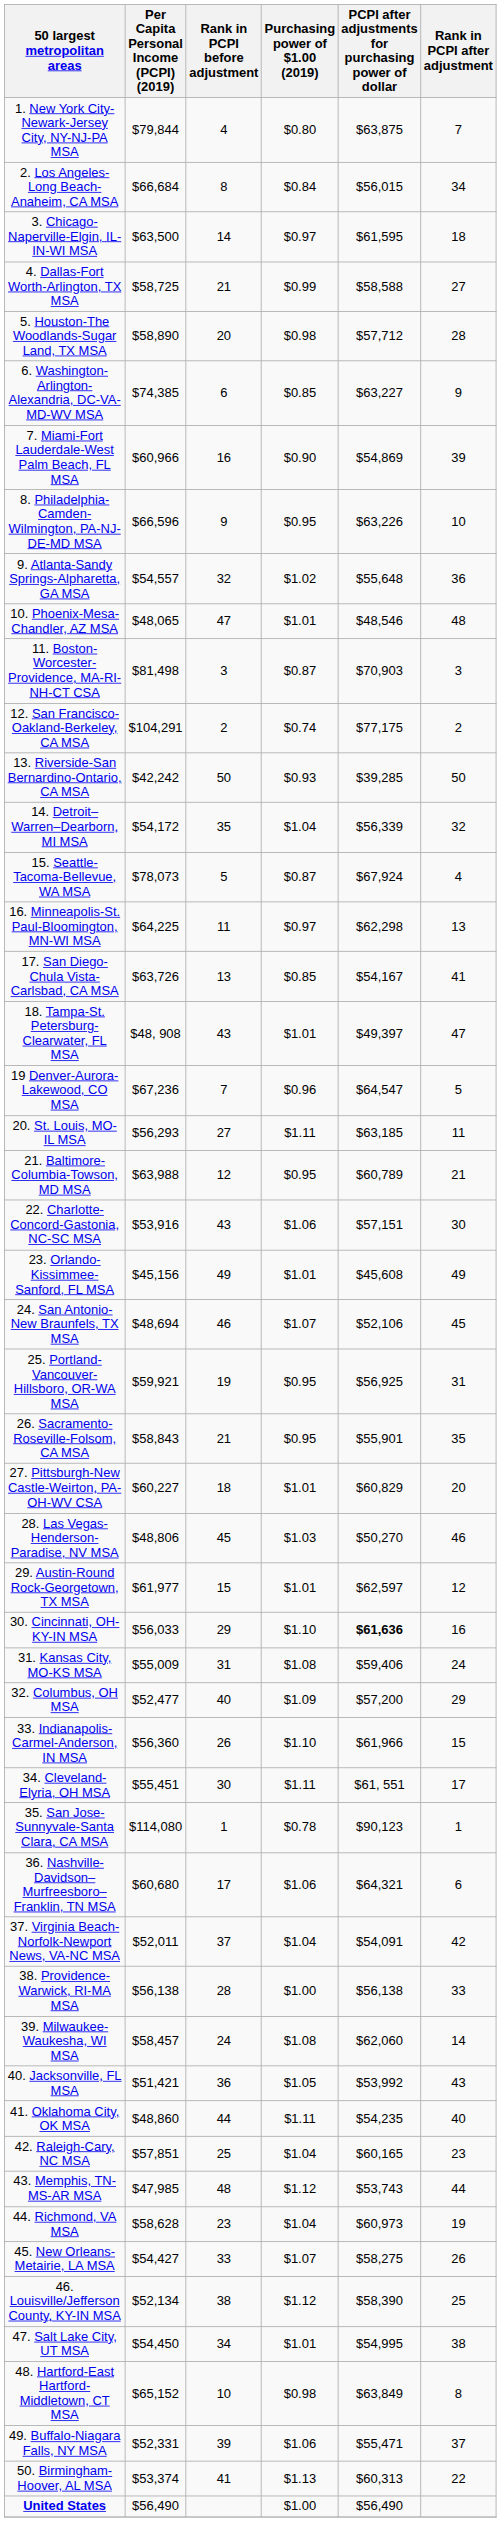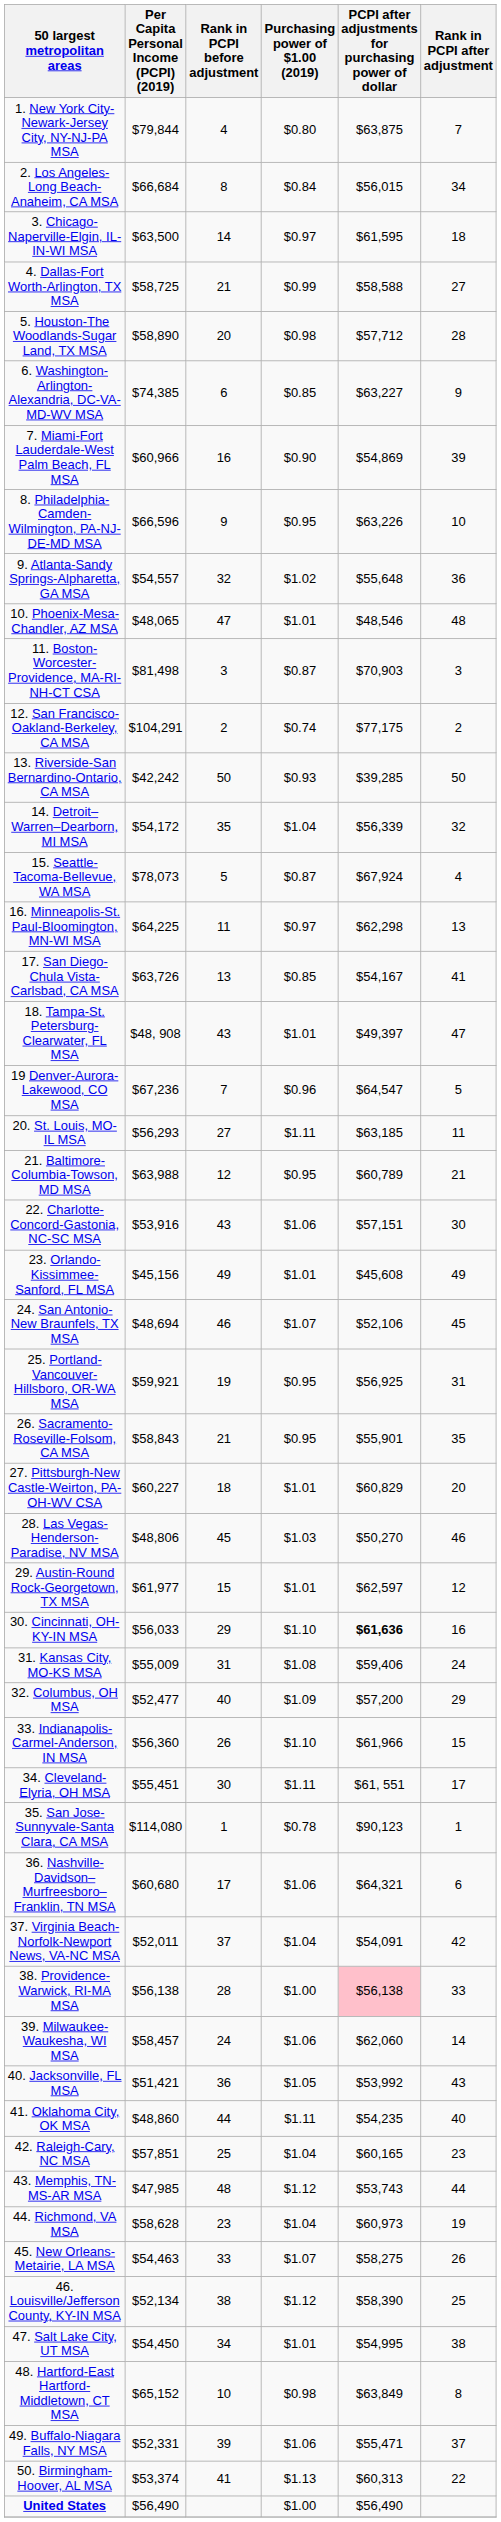(379, 1991) no background -> (379, 1991) pink background
(300, 2041) $1.08 -> (300, 2041) $1.06
(156, 2259) $54,427 -> (156, 2259) $54,463
